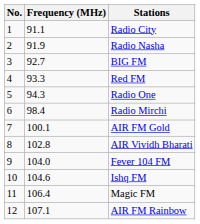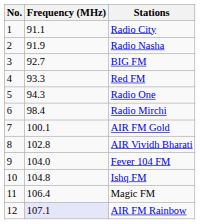(39, 177) 104.6 -> (39, 177) 104.8
(39, 210) no background -> (39, 210) lavender background
